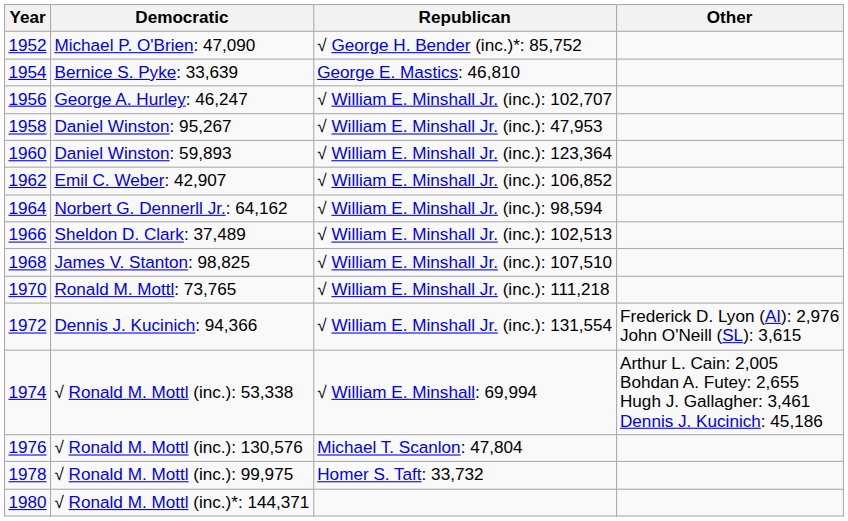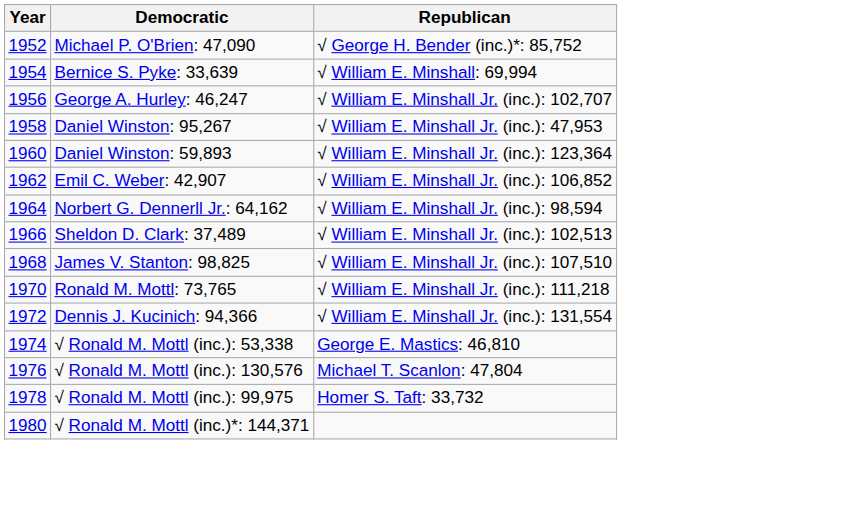- column: (730, 18)
(419, 72) George E. Mastics: 46,810 -> (427, 72) √ William E. Minshall: 69,994
(427, 392) √ William E. Minshall: 69,994 -> (419, 343) George E. Mastics: 46,810
